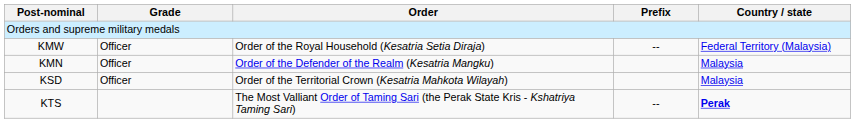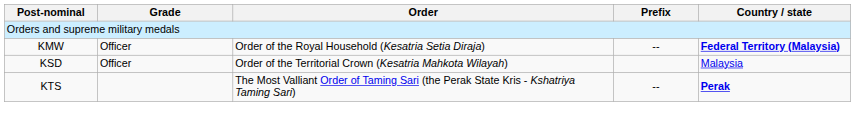(766, 47) normal -> (770, 47) bold
- row: (51, 64)
